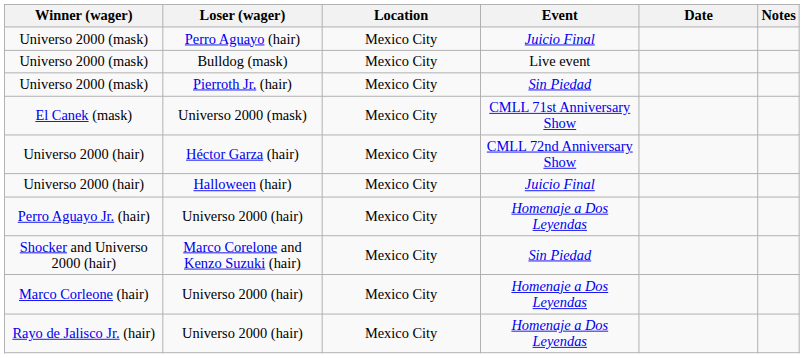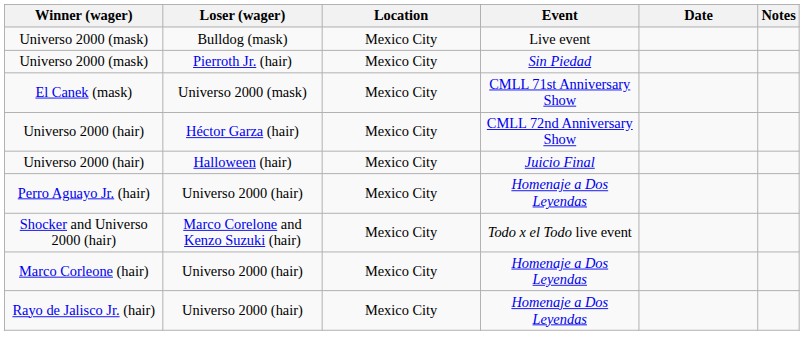- row: (84, 38)
(560, 255) Sin Piedad -> (560, 232) Todo x el Todo live event
